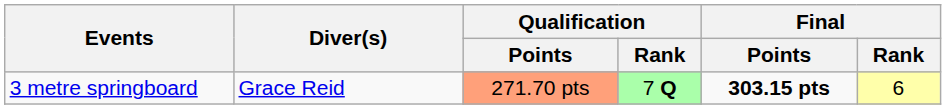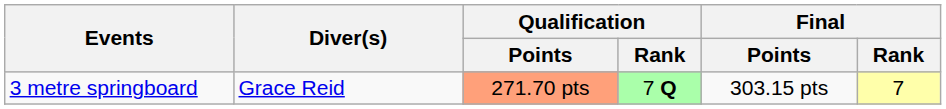(779, 88) bold -> (779, 88) normal
(898, 88) 6 -> (898, 88) 7
